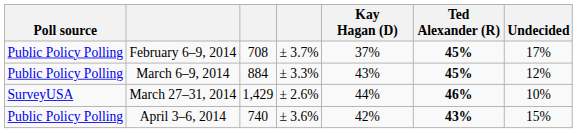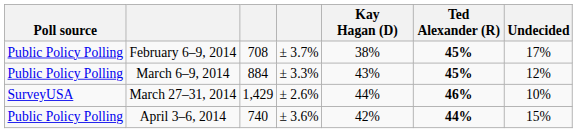(367, 52) 37% -> (367, 52) 38%
(459, 116) 43% -> (459, 116) 44%
